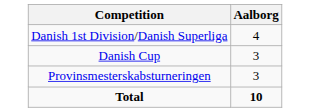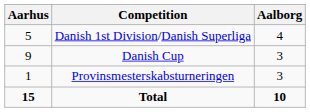+ column: (28, 14)
